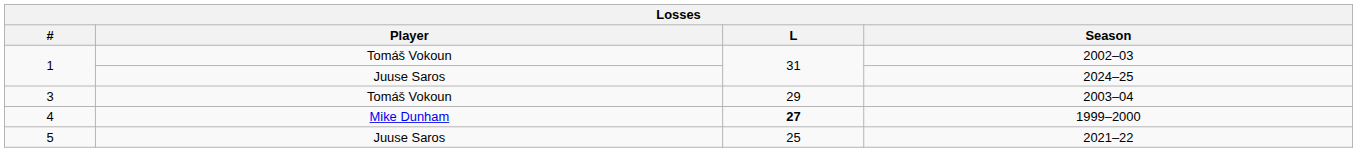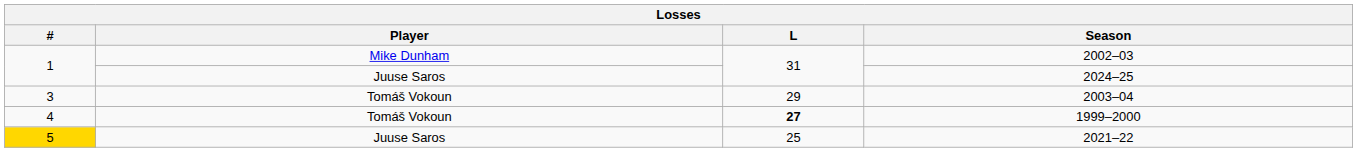(409, 56) Tomáš Vokoun -> (409, 56) Mike Dunham
(409, 117) Mike Dunham -> (409, 117) Tomáš Vokoun
(50, 138) no background -> (50, 138) gold background
